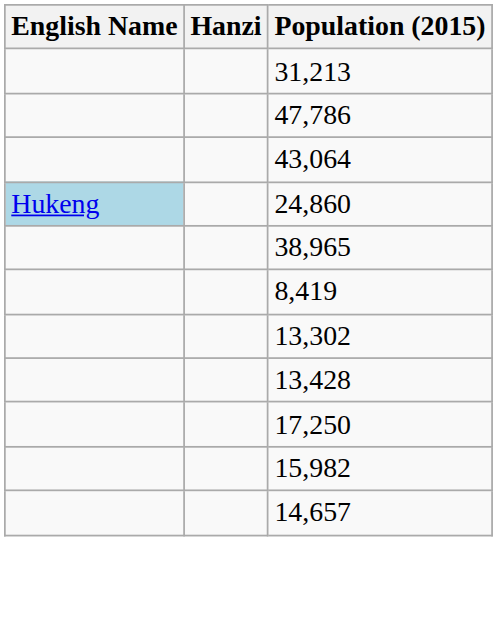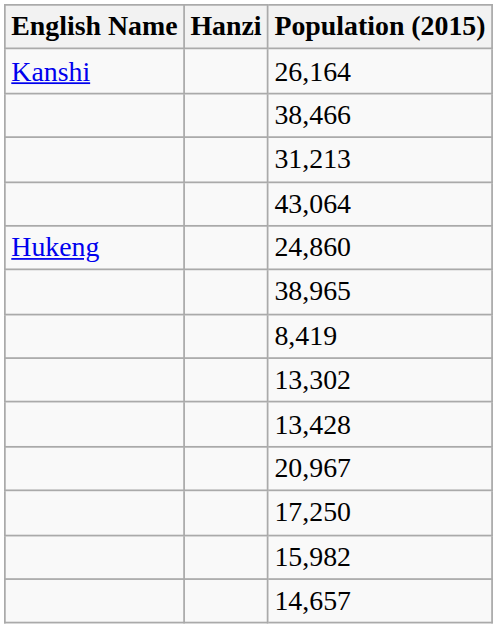+ row: (313, 70)
+ row: (313, 114)
- row: (313, 114)
(55, 203) lightblue background -> (55, 247) no background
+ row: (313, 468)
